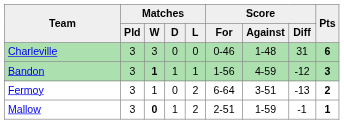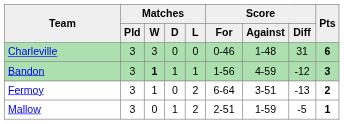(154, 109) bold -> (154, 109) normal
(302, 109) -1 -> (302, 109) -5
